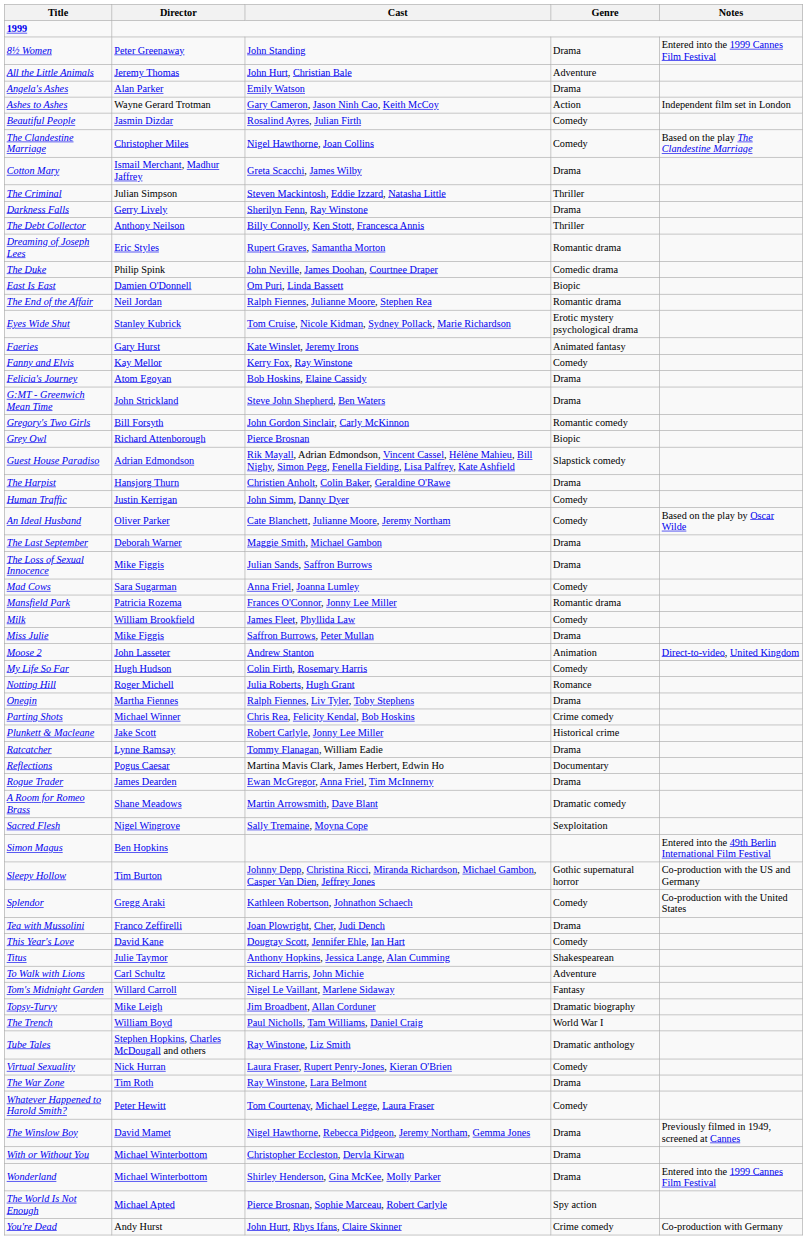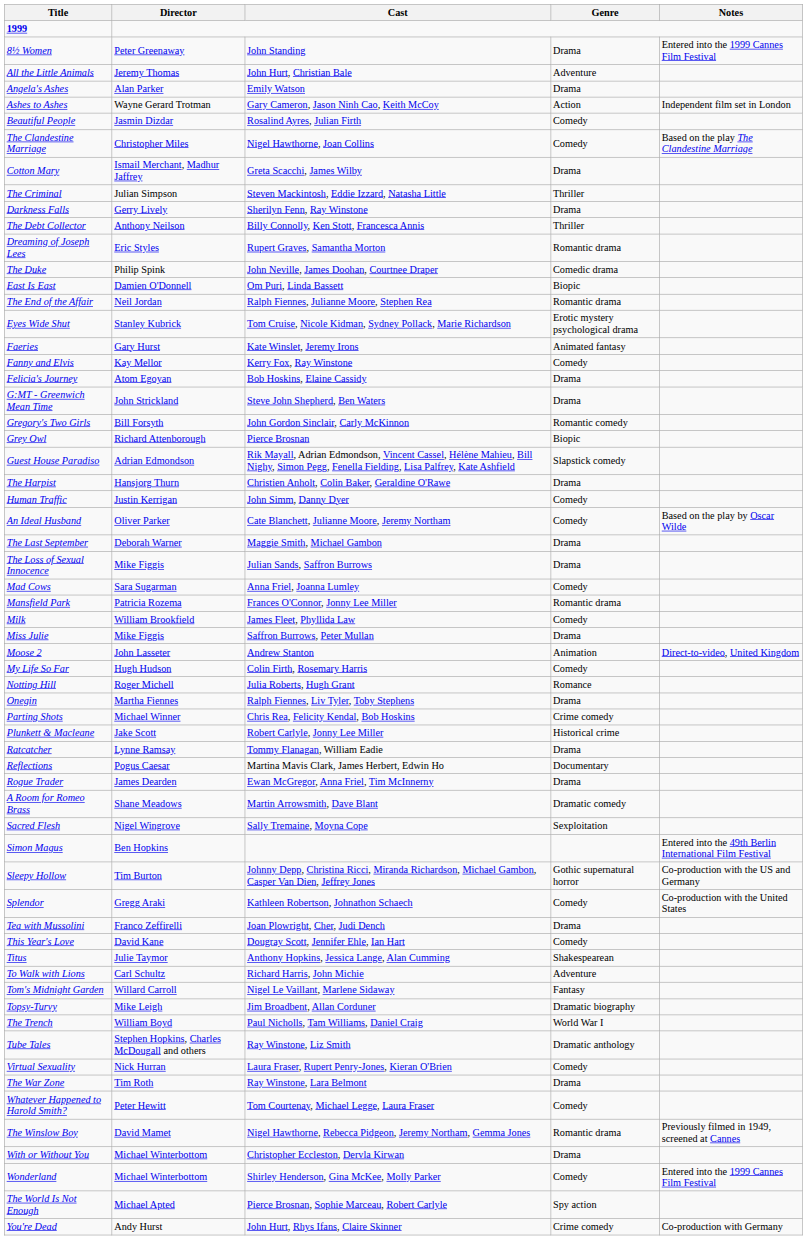(567, 1133) Drama -> (587, 1133) Romantic drama
(567, 1177) Drama -> (570, 1177) Comedy
